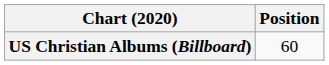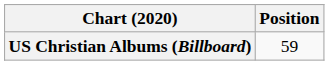(289, 45) 60 -> (289, 45) 59
